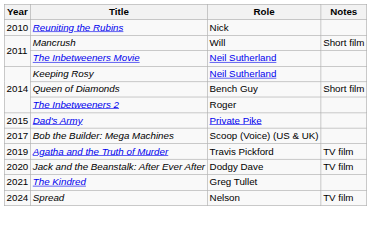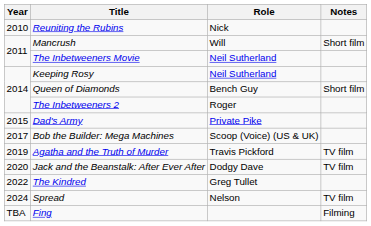(17, 182) 2021 -> (17, 182) 2022
+ row: (42, 213)
